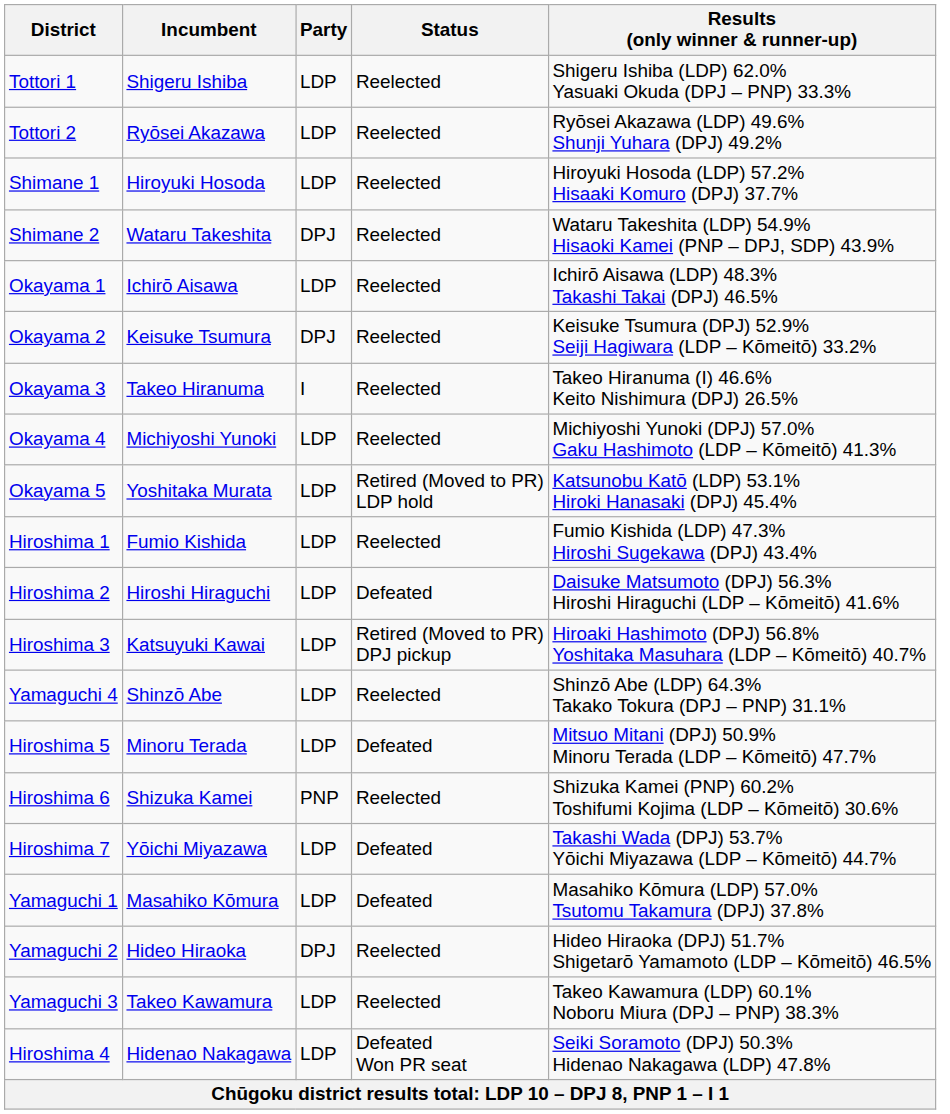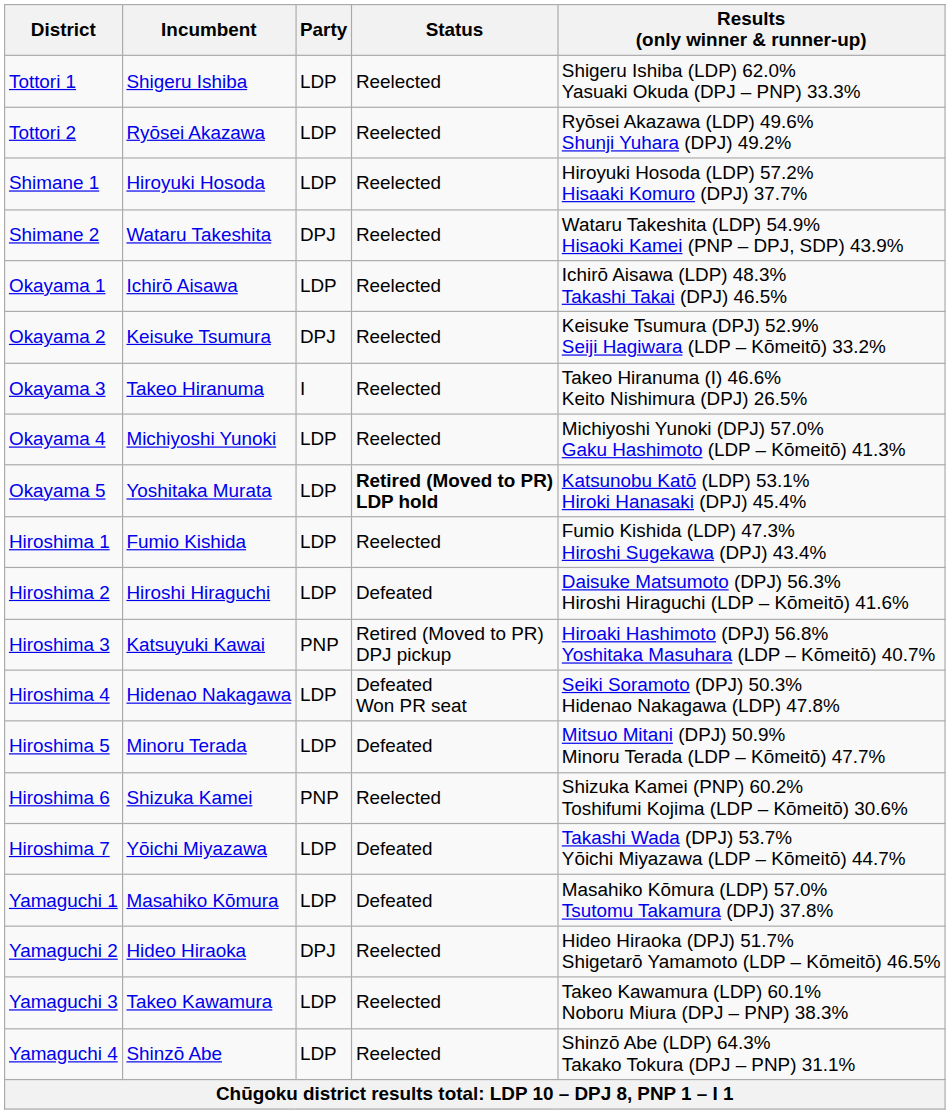(450, 490) normal -> (454, 490) bold
(318, 644) LDP -> (319, 644) PNP
rows swapped: (59, 1053) <-> (63, 695)
